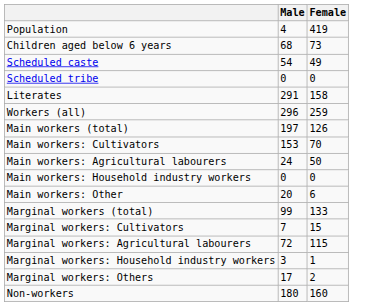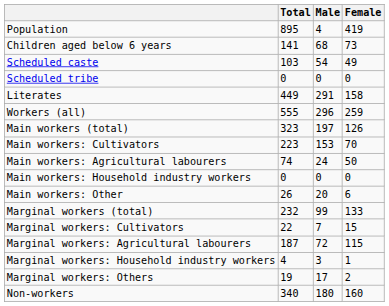+ column: (296, 13)
